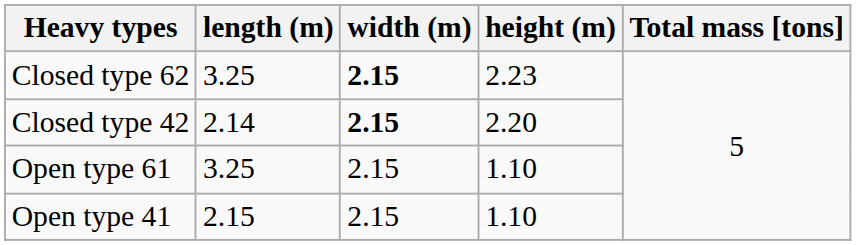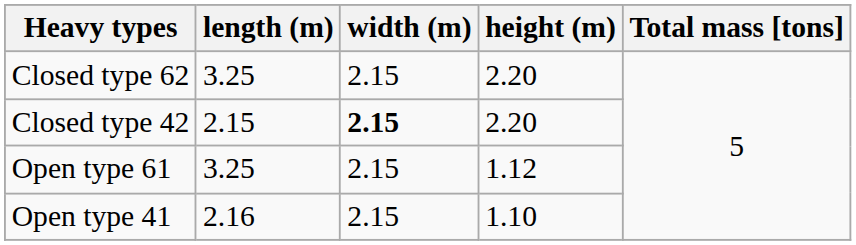(373, 74) bold -> (373, 74) normal
(511, 74) 2.23 -> (511, 74) 2.20
(229, 121) 2.14 -> (229, 121) 2.15
(511, 168) 1.10 -> (511, 168) 1.12
(229, 215) 2.15 -> (229, 215) 2.16
